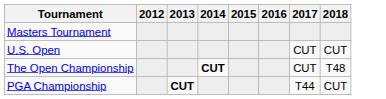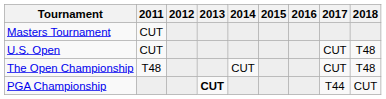+ column: (151, 14)
(336, 50) CUT -> (366, 50) T48
(213, 68) bold -> (243, 68) normal
